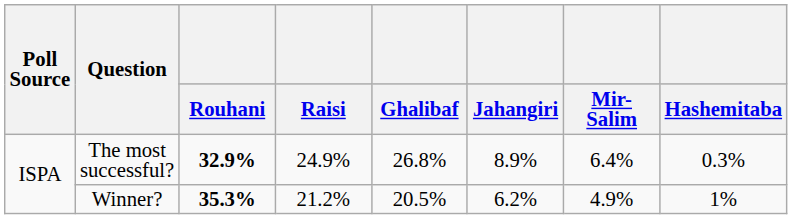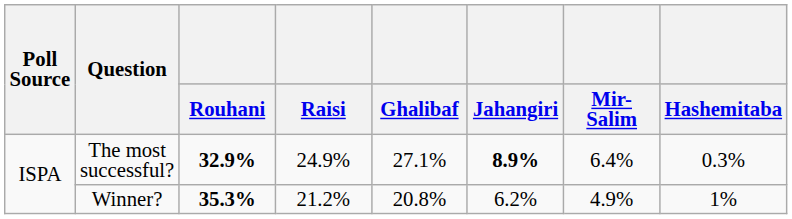(419, 159) 26.8% -> (419, 159) 27.1%
(516, 159) normal -> (516, 159) bold
(419, 199) 20.5% -> (419, 199) 20.8%
